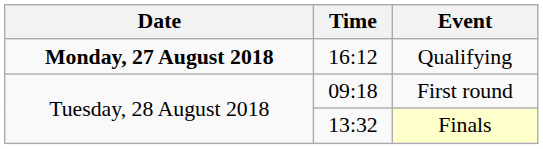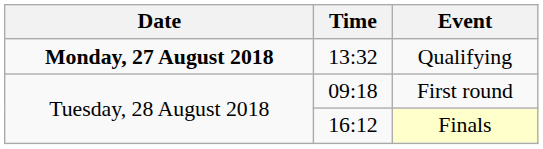(353, 56) 16:12 -> (353, 56) 13:32
(353, 125) 13:32 -> (353, 125) 16:12
